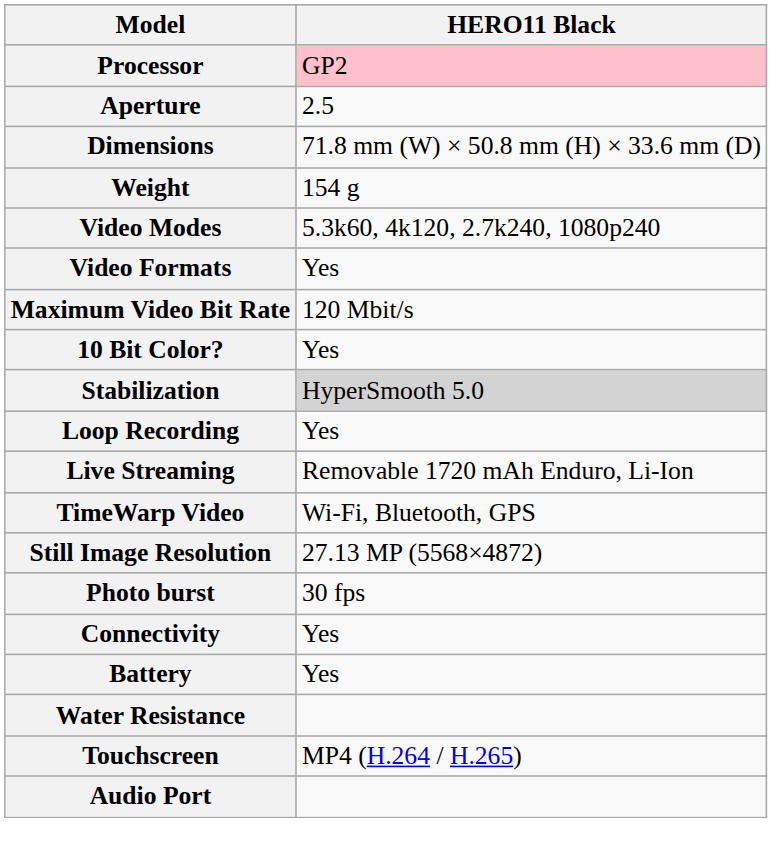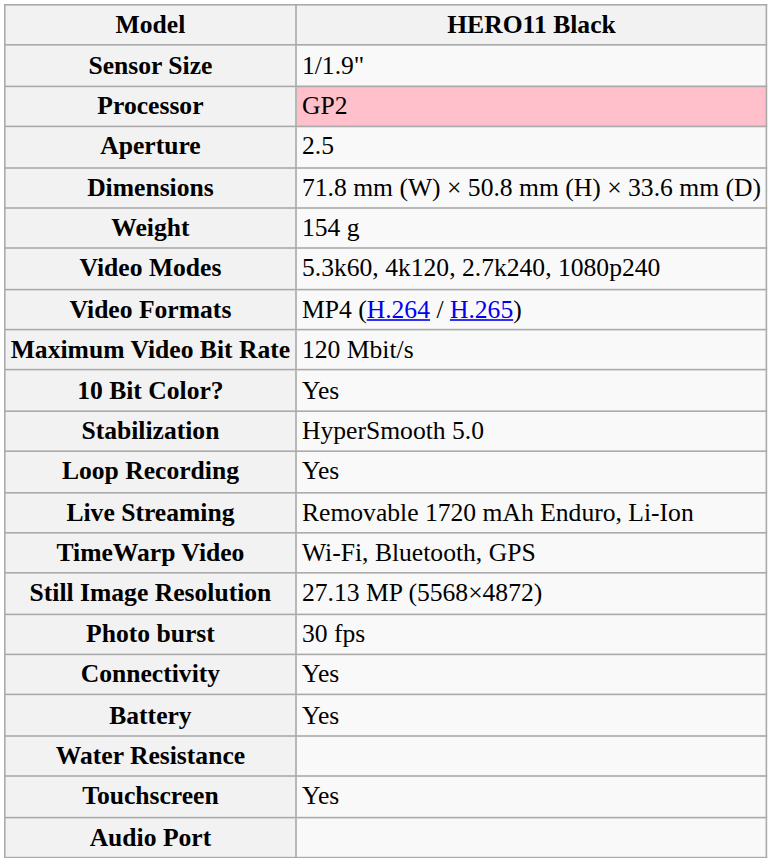+ row: (150, 65)
(321, 268) Yes -> (412, 308) MP4 (H.264 / H.265)
(393, 390) lightgrey background -> (393, 430) no background
(412, 755) MP4 (H.264 / H.265) -> (321, 796) Yes
